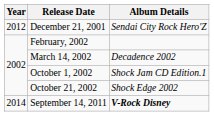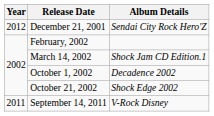(143, 57) Decadence 2002 -> (159, 57) Shock Jam CD Edition.1
(159, 73) Shock Jam CD Edition.1 -> (143, 73) Decadence 2002
(16, 103) 2014 -> (16, 103) 2011
(141, 103) bold -> (140, 103) normal
